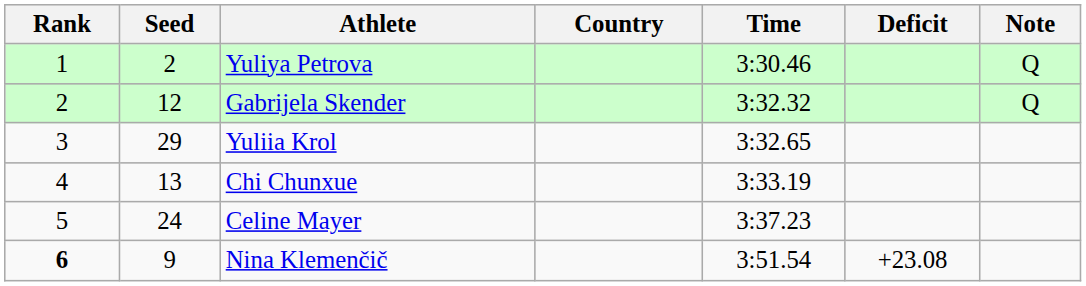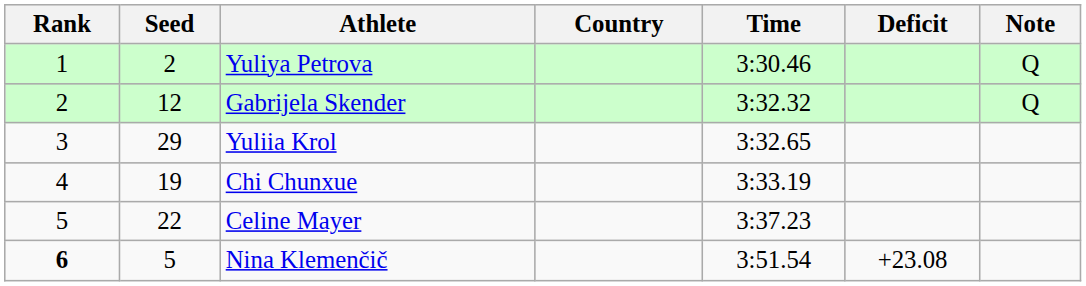(170, 181) 13 -> (170, 181) 19
(170, 220) 24 -> (170, 220) 22
(170, 260) 9 -> (170, 260) 5
